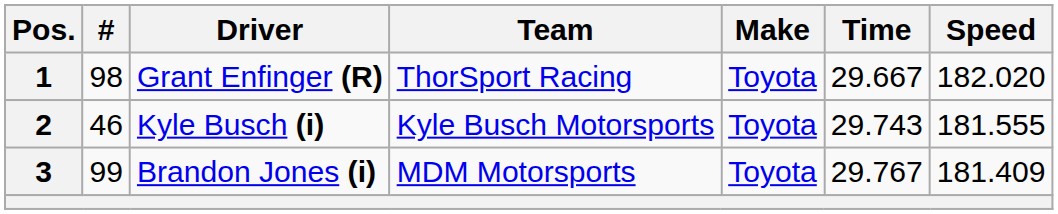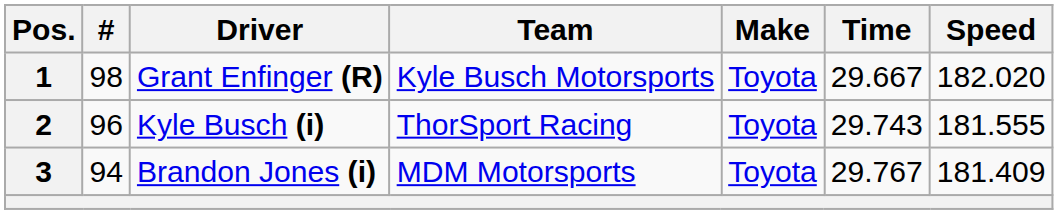(514, 77) ThorSport Racing -> (555, 77) Kyle Busch Motorsports
(106, 124) 46 -> (106, 124) 96
(555, 124) Kyle Busch Motorsports -> (514, 124) ThorSport Racing
(106, 172) 99 -> (106, 172) 94
